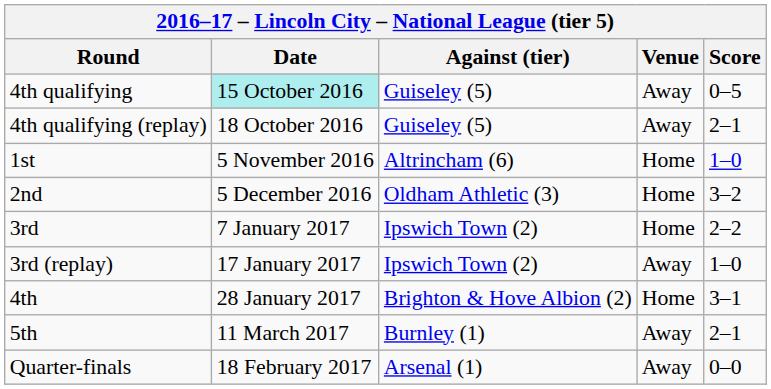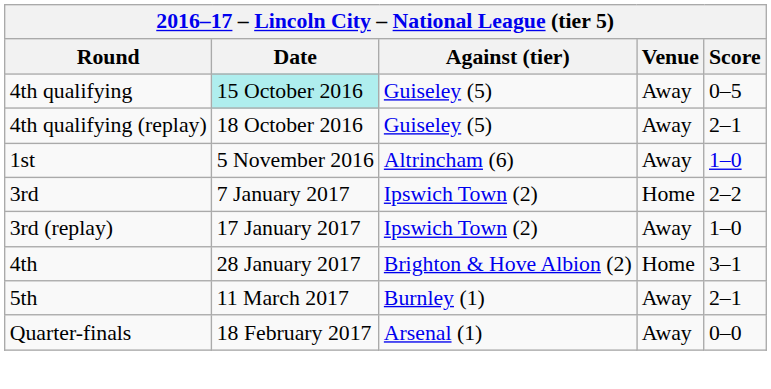(668, 159) Home -> (667, 159) Away
- row: (26, 194)
